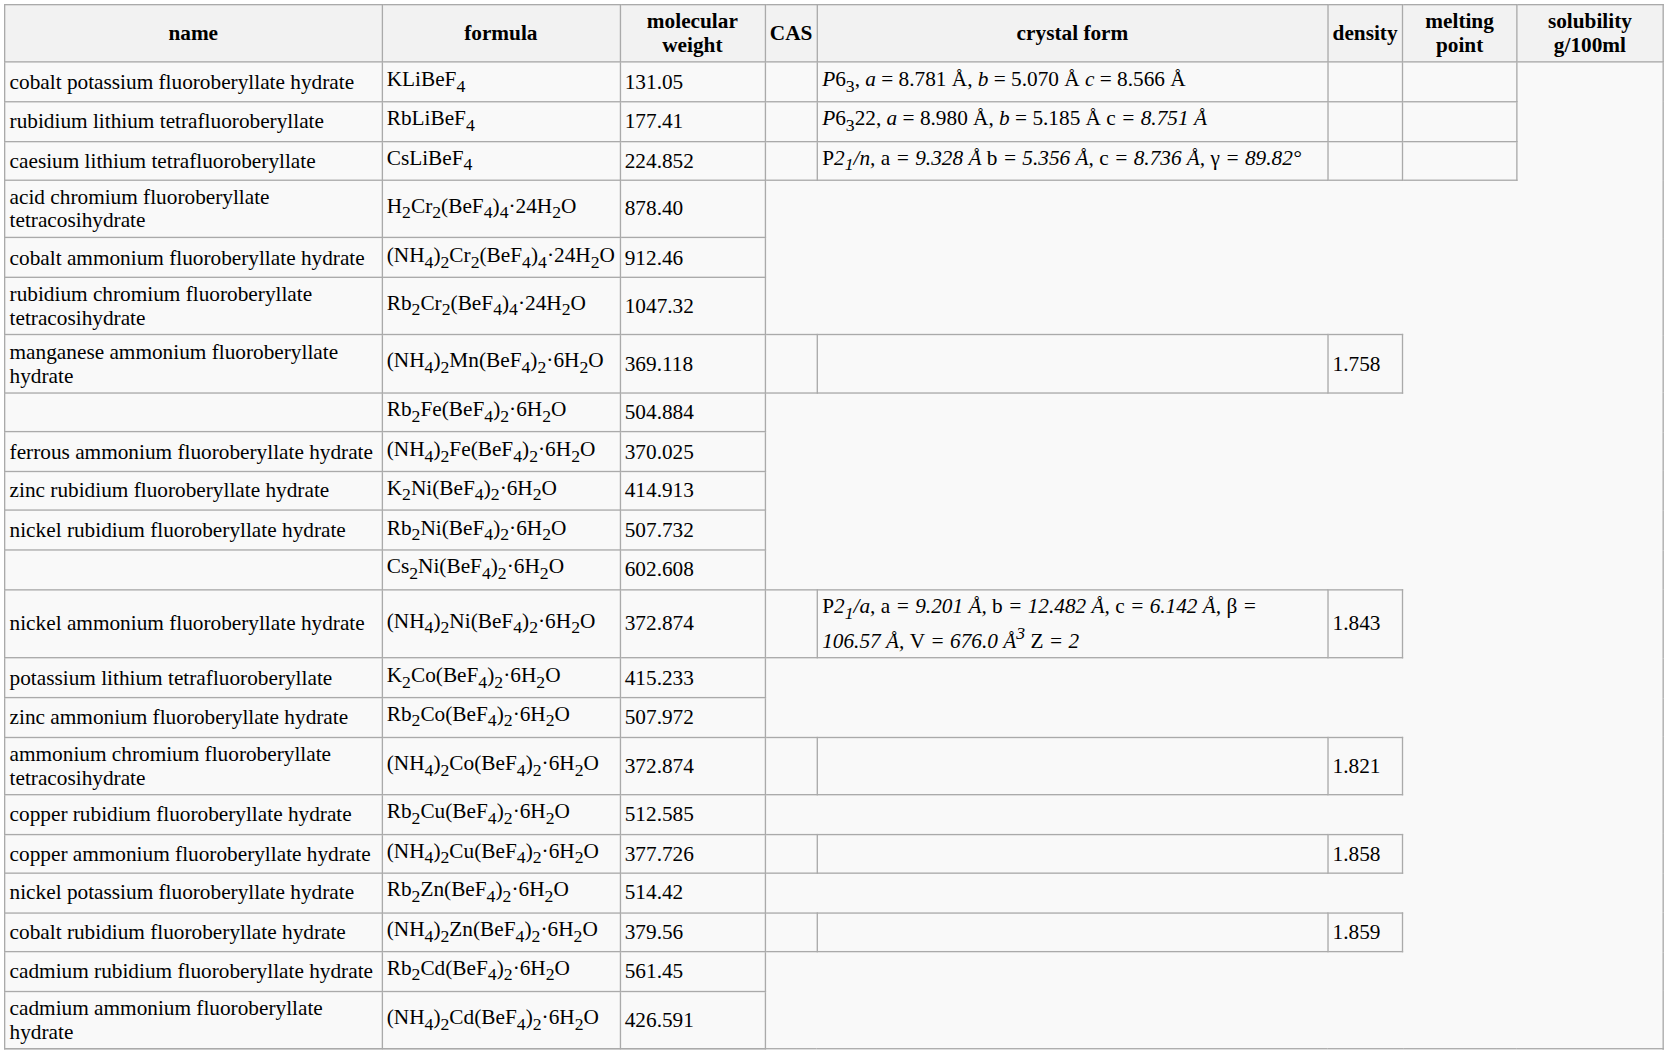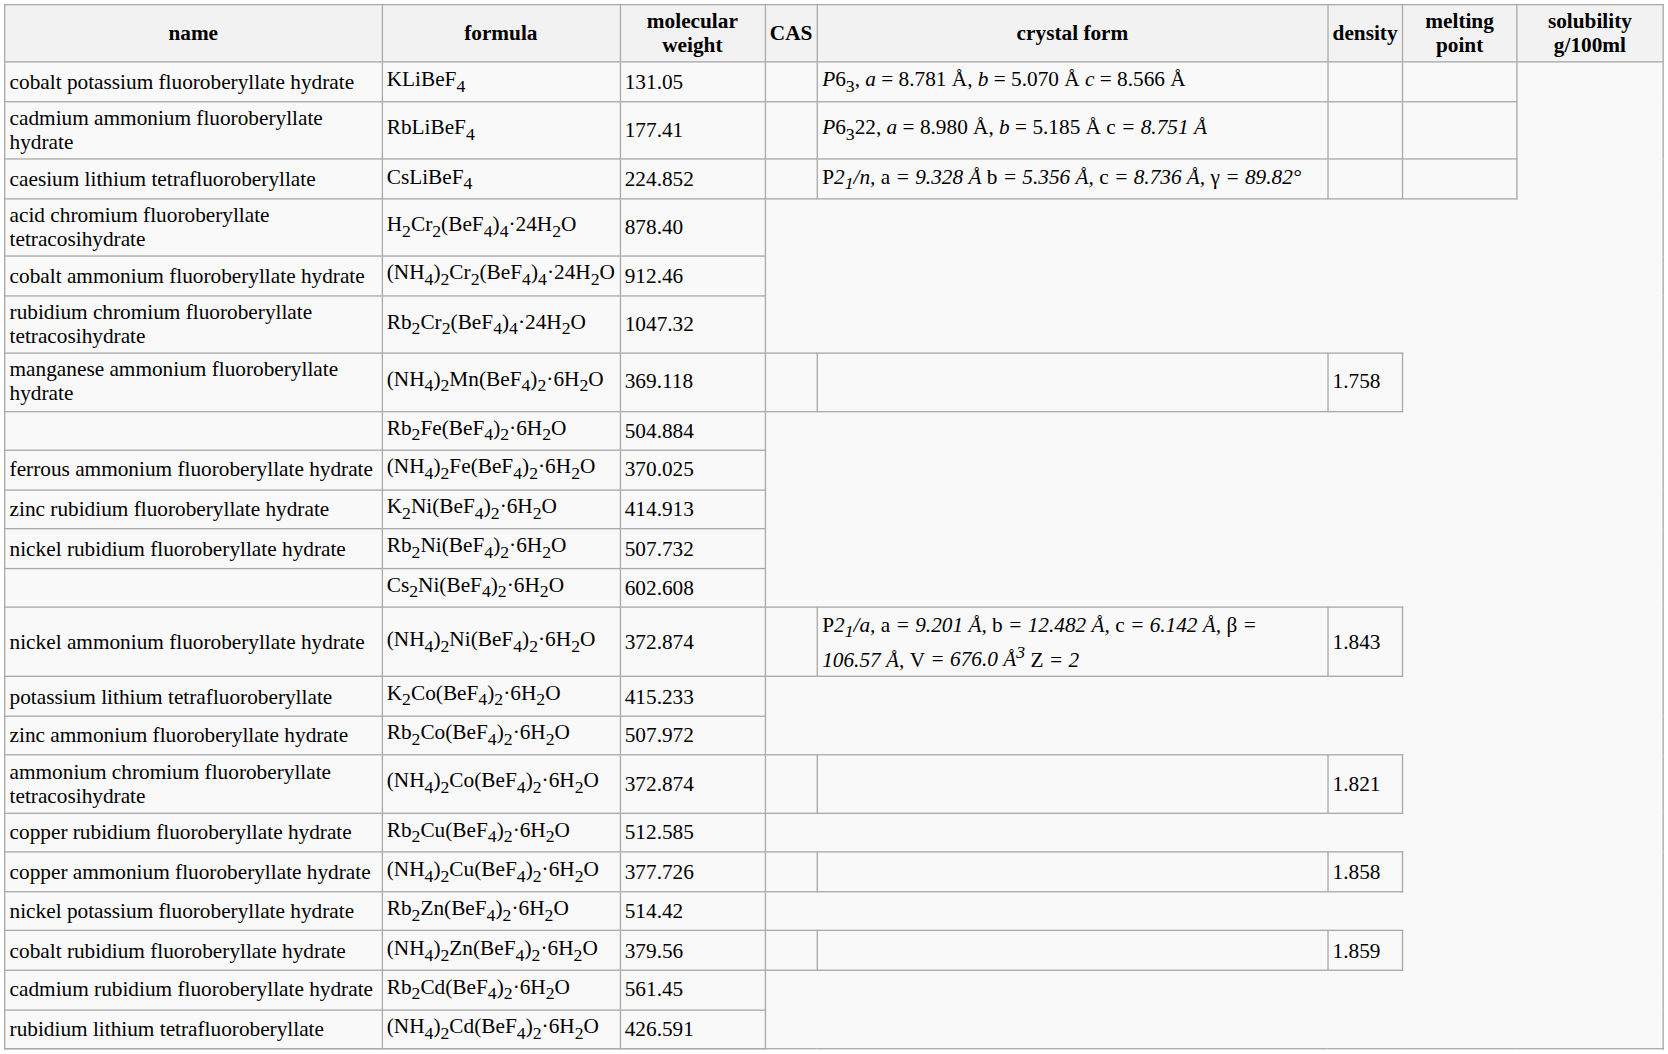(167, 121) rubidium lithium tetrafluoroberyllate -> (166, 130) cadmium ammonium fluoroberyllate hydrate
(166, 1019) cadmium ammonium fluoroberyllate hydrate -> (167, 1029) rubidium lithium tetrafluoroberyllate
